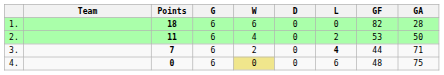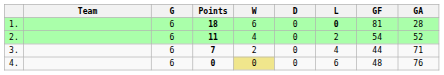columns swapped: (172, 11) <-> (213, 11)
(336, 24) normal -> (336, 24) bold
(377, 24) 82 -> (377, 24) 81
(377, 37) 53 -> (377, 37) 54
(418, 37) 50 -> (418, 37) 52
(336, 50) bold -> (336, 50) normal
(418, 63) 75 -> (418, 63) 76
